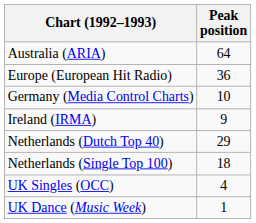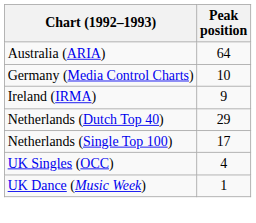- row: (90, 75)
(224, 163) 18 -> (224, 141) 17
